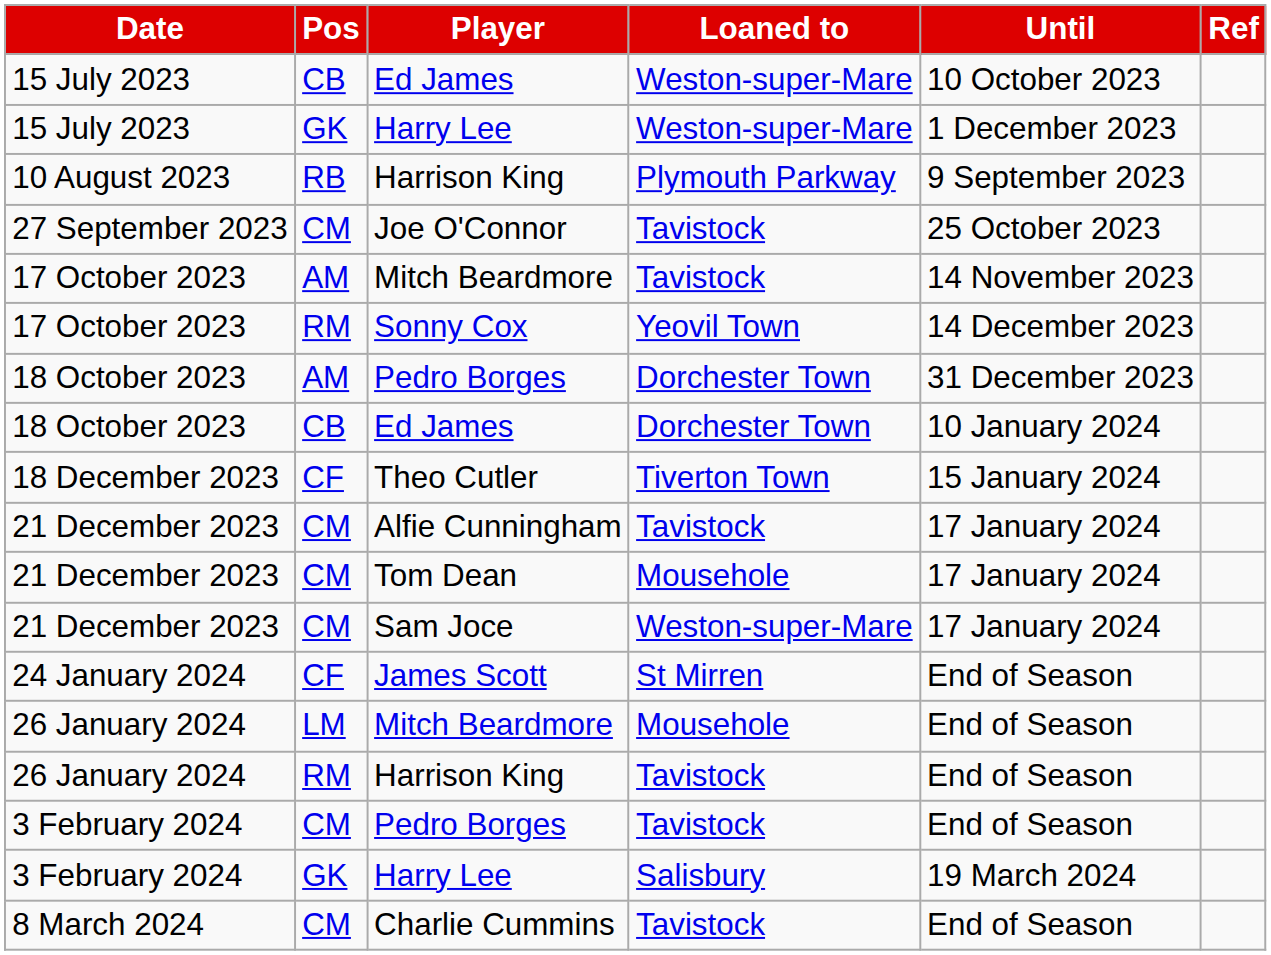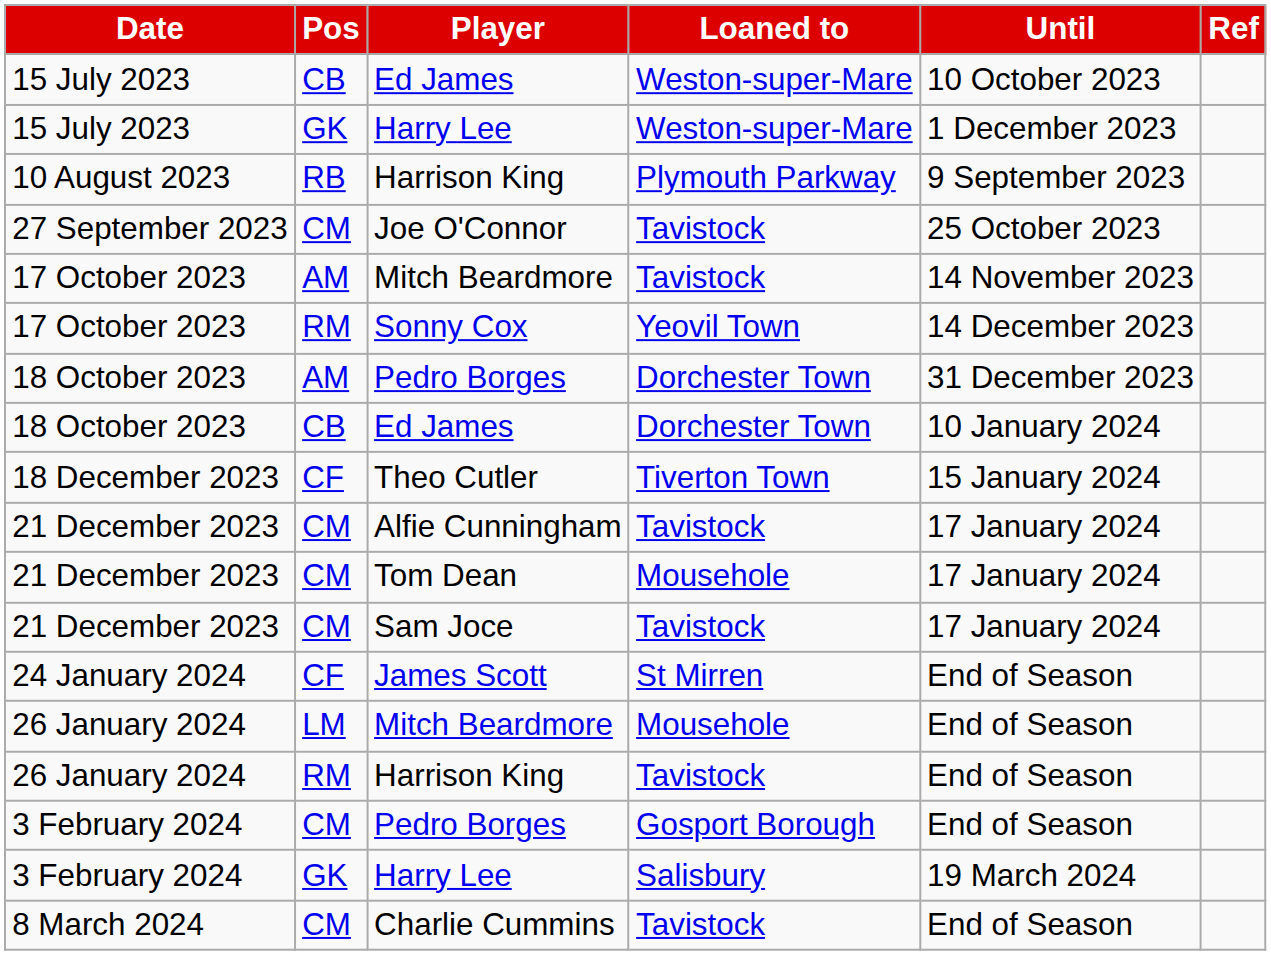(774, 626) Weston-super-Mare -> (701, 626) Tavistock
(701, 825) Tavistock -> (756, 825) Gosport Borough
